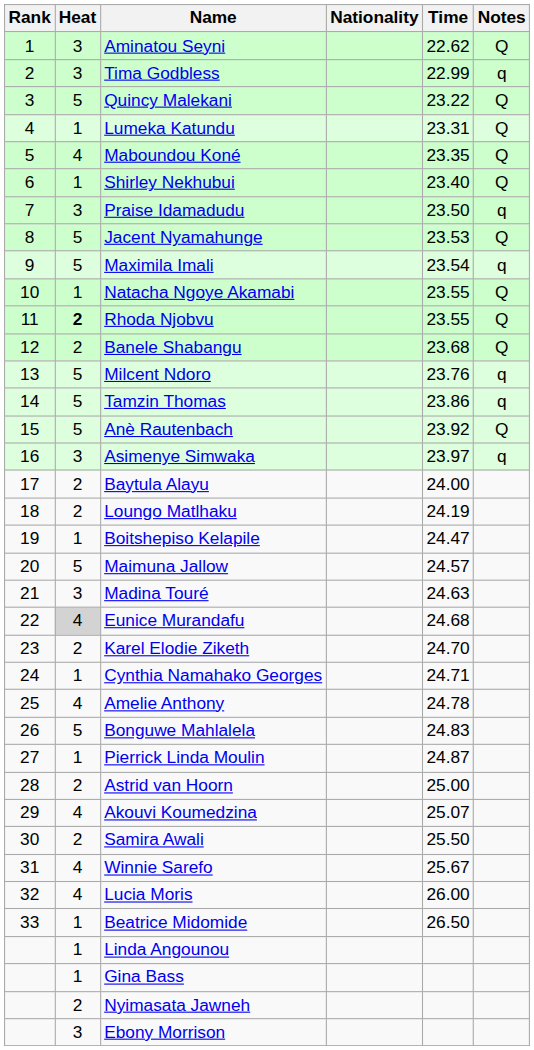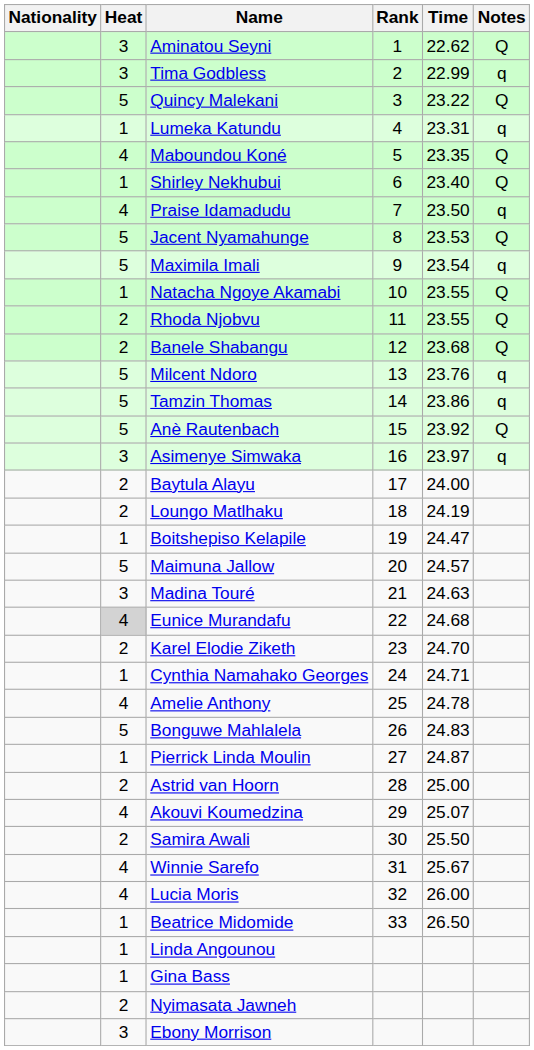columns swapped: (30, 18) <-> (374, 18)
(502, 127) Q -> (502, 127) q
(77, 210) 3 -> (124, 210) 4
(77, 319) bold -> (124, 319) normal
